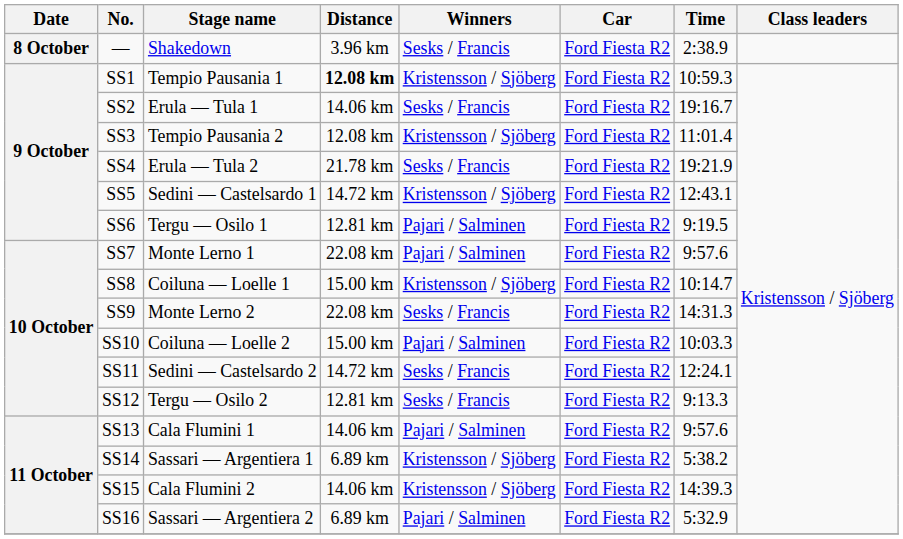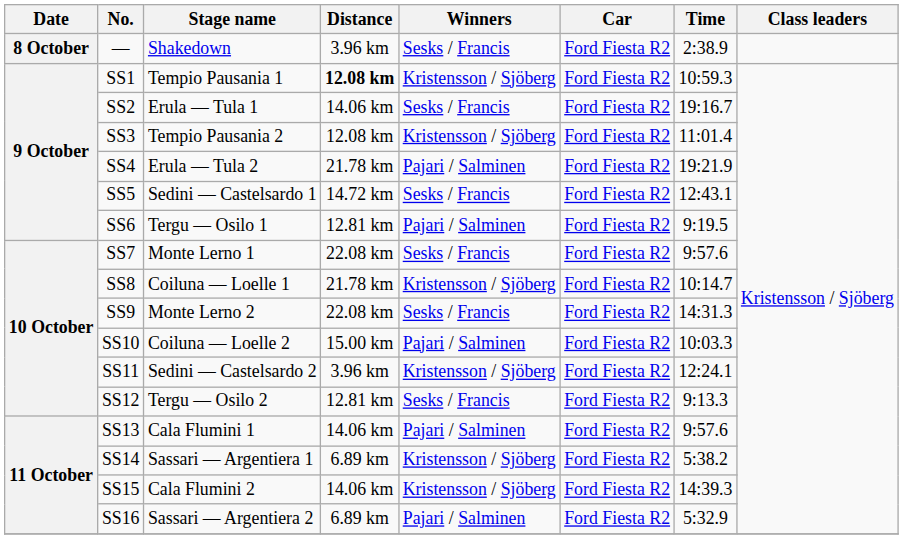(456, 165) Sesks / Francis -> (464, 165) Pajari / Salminen
(479, 195) Kristensson / Sjöberg -> (456, 195) Sesks / Francis
(464, 253) Pajari / Salminen -> (456, 253) Sesks / Francis
(360, 283) 15.00 km -> (360, 283) 21.78 km
(360, 371) 14.72 km -> (360, 371) 3.96 km
(456, 371) Sesks / Francis -> (479, 371) Kristensson / Sjöberg
